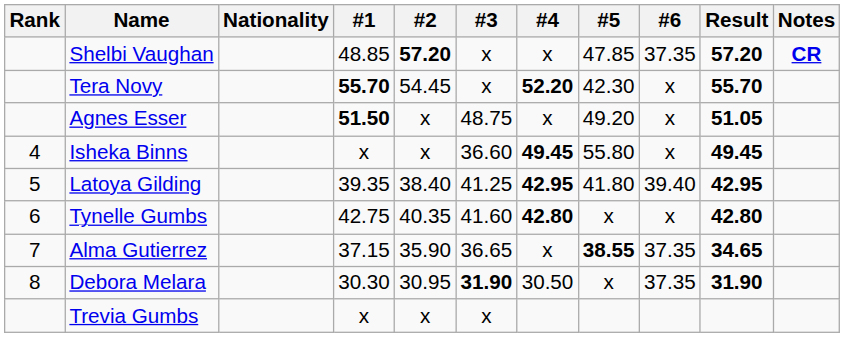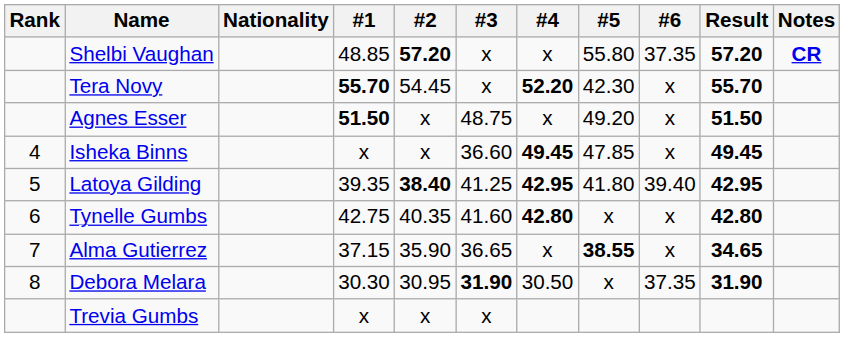(609, 53) 47.85 -> (609, 53) 55.80
(737, 119) 51.05 -> (737, 119) 51.50
(609, 151) 55.80 -> (609, 151) 47.85
(425, 184) normal -> (425, 184) bold
(670, 250) 37.35 -> (670, 250) x
